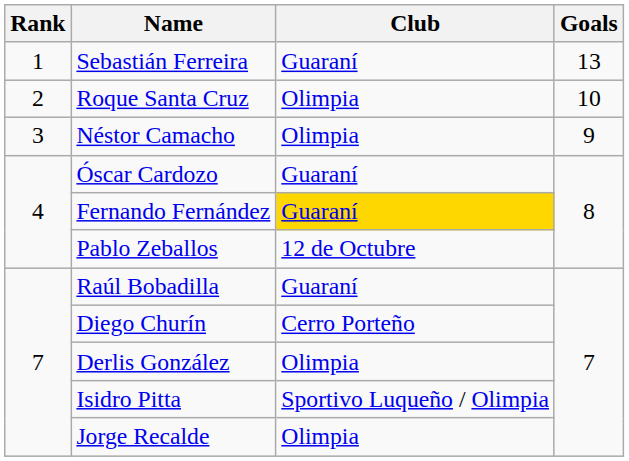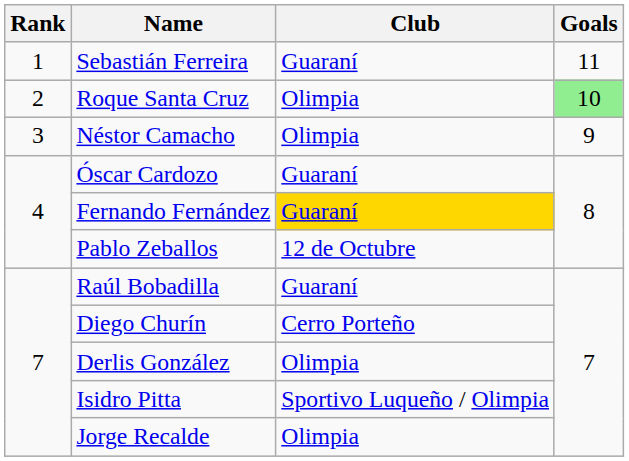(589, 60) 13 -> (589, 60) 11
(589, 98) no background -> (589, 98) lightgreen background
